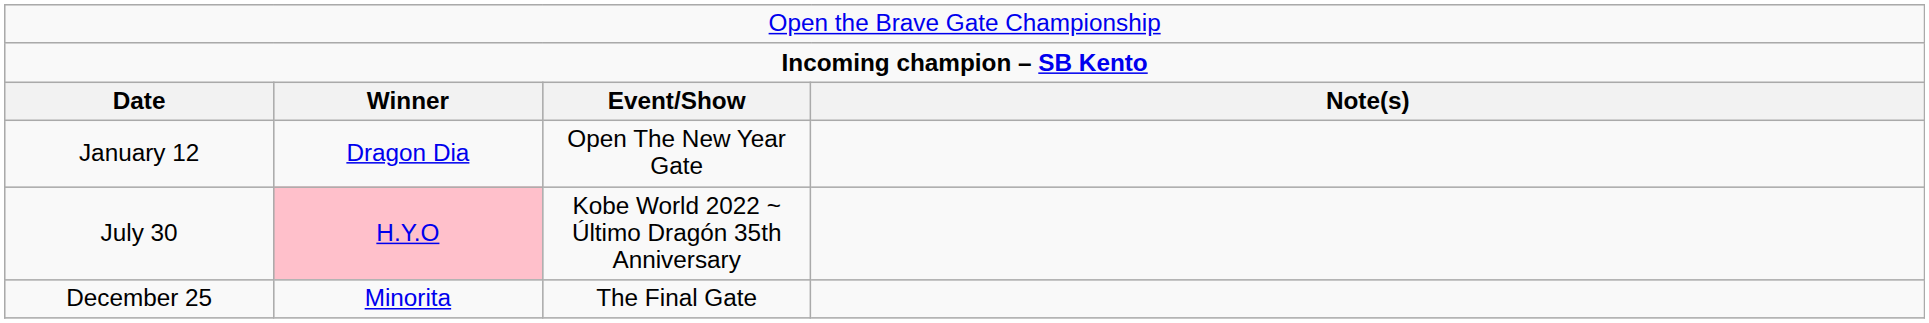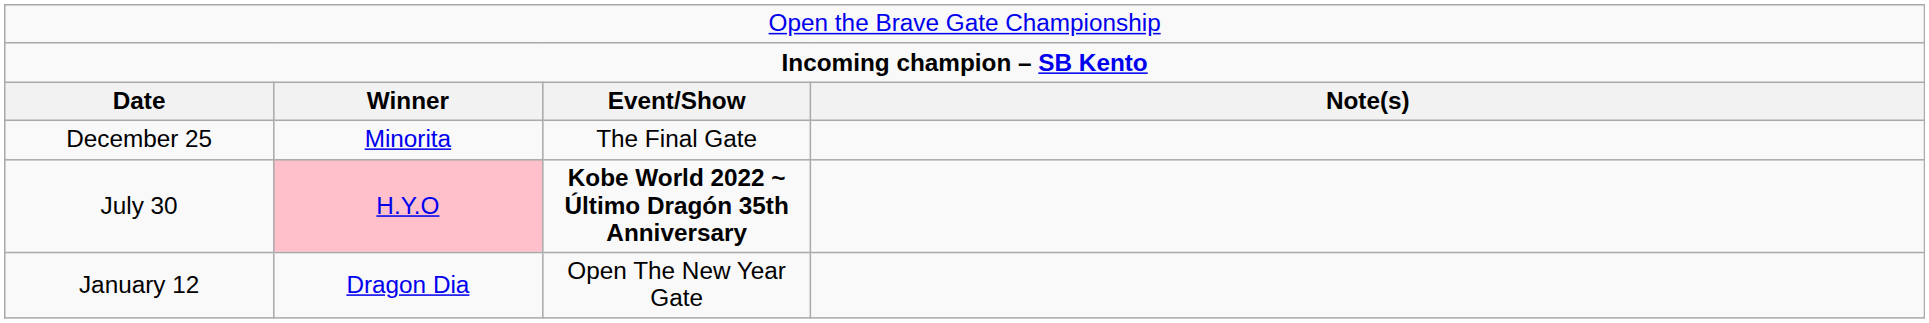rows swapped: (139, 153) <-> (139, 298)
(677, 232) normal -> (677, 205) bold
